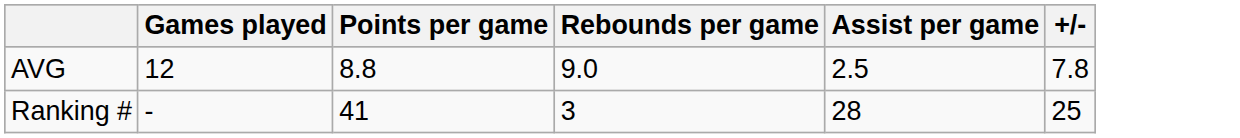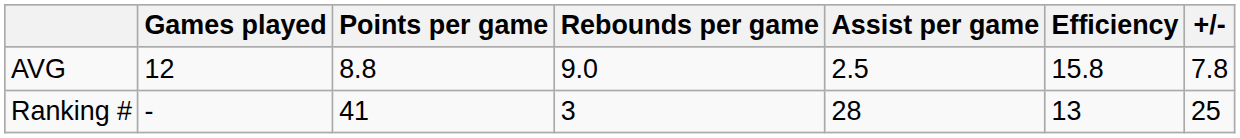+ column: (1115, 25)
